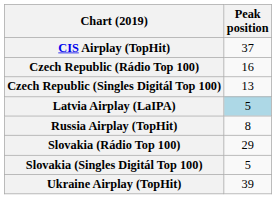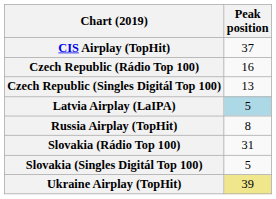(248, 145) 29 -> (248, 145) 31
(248, 184) no background -> (248, 184) khaki background
